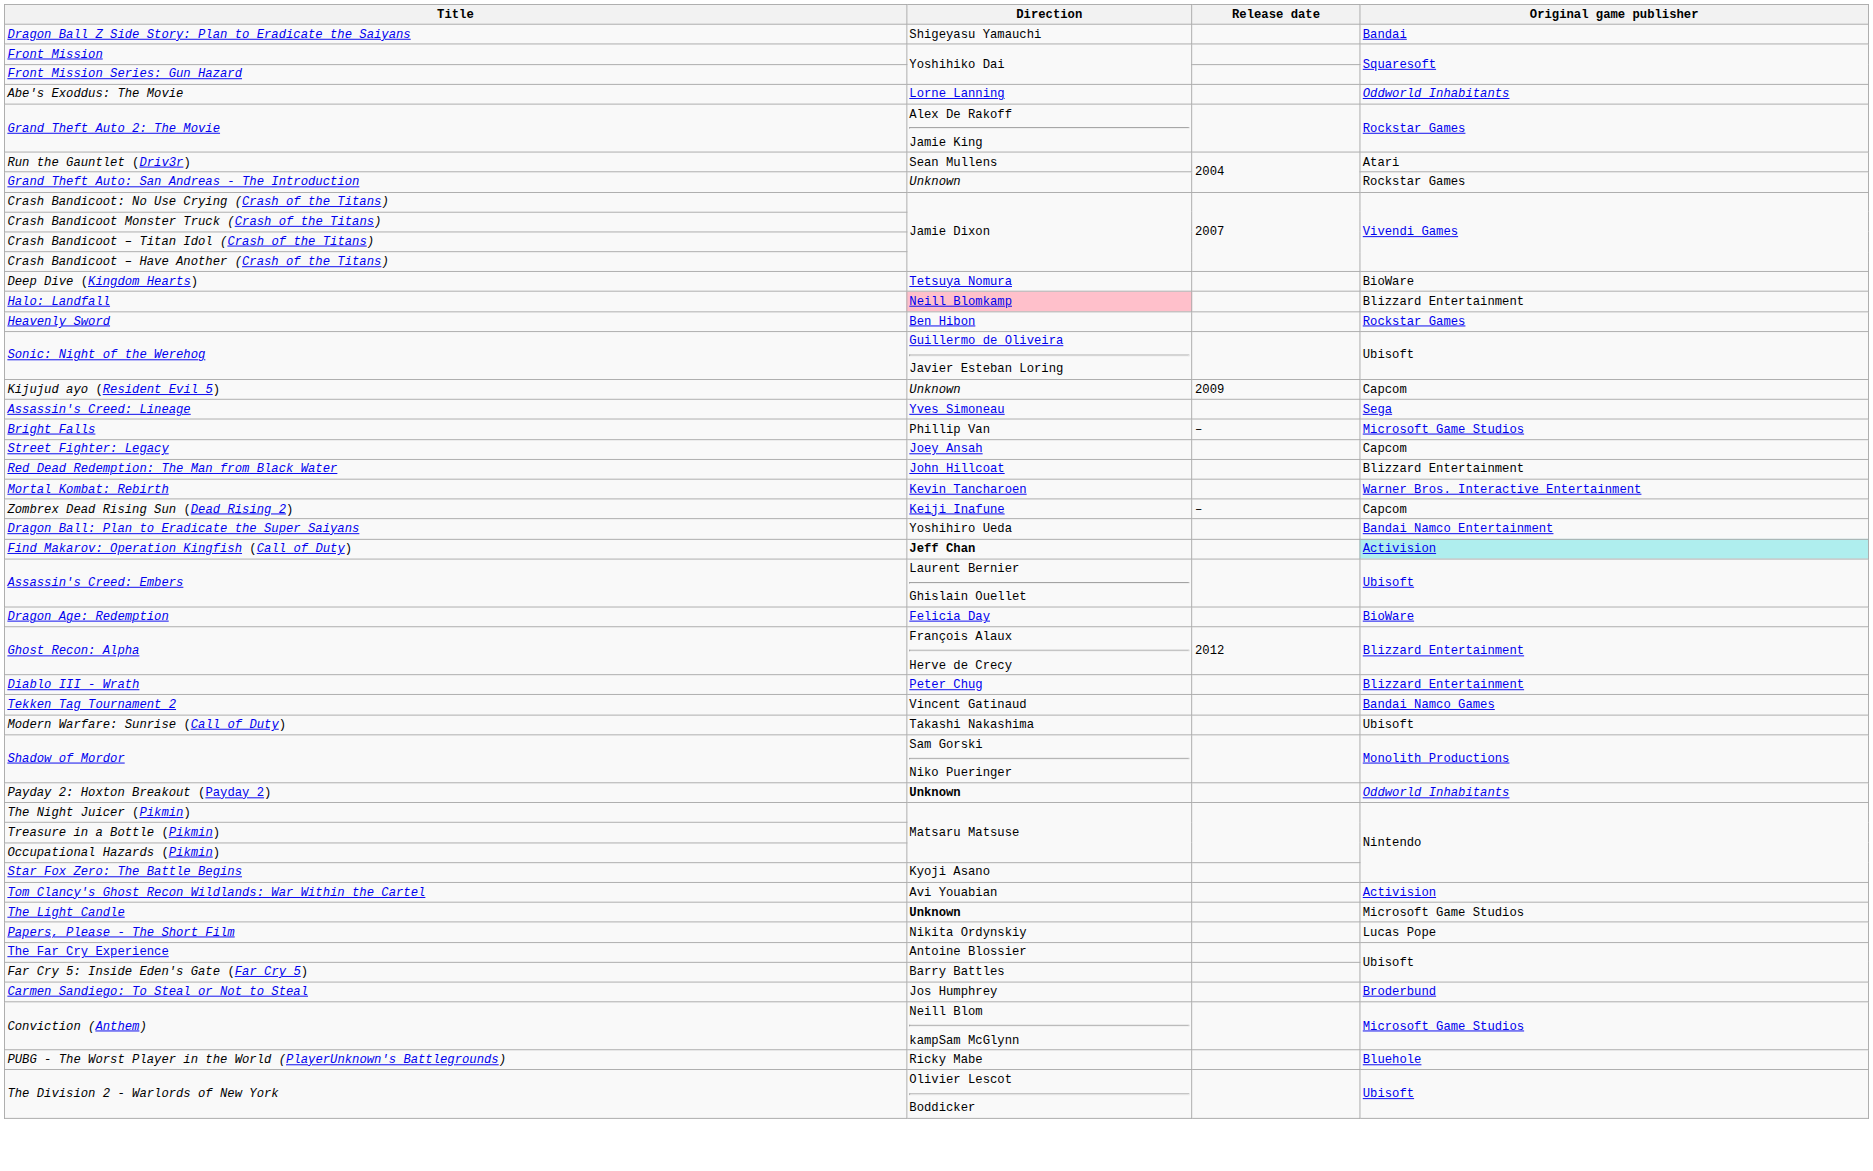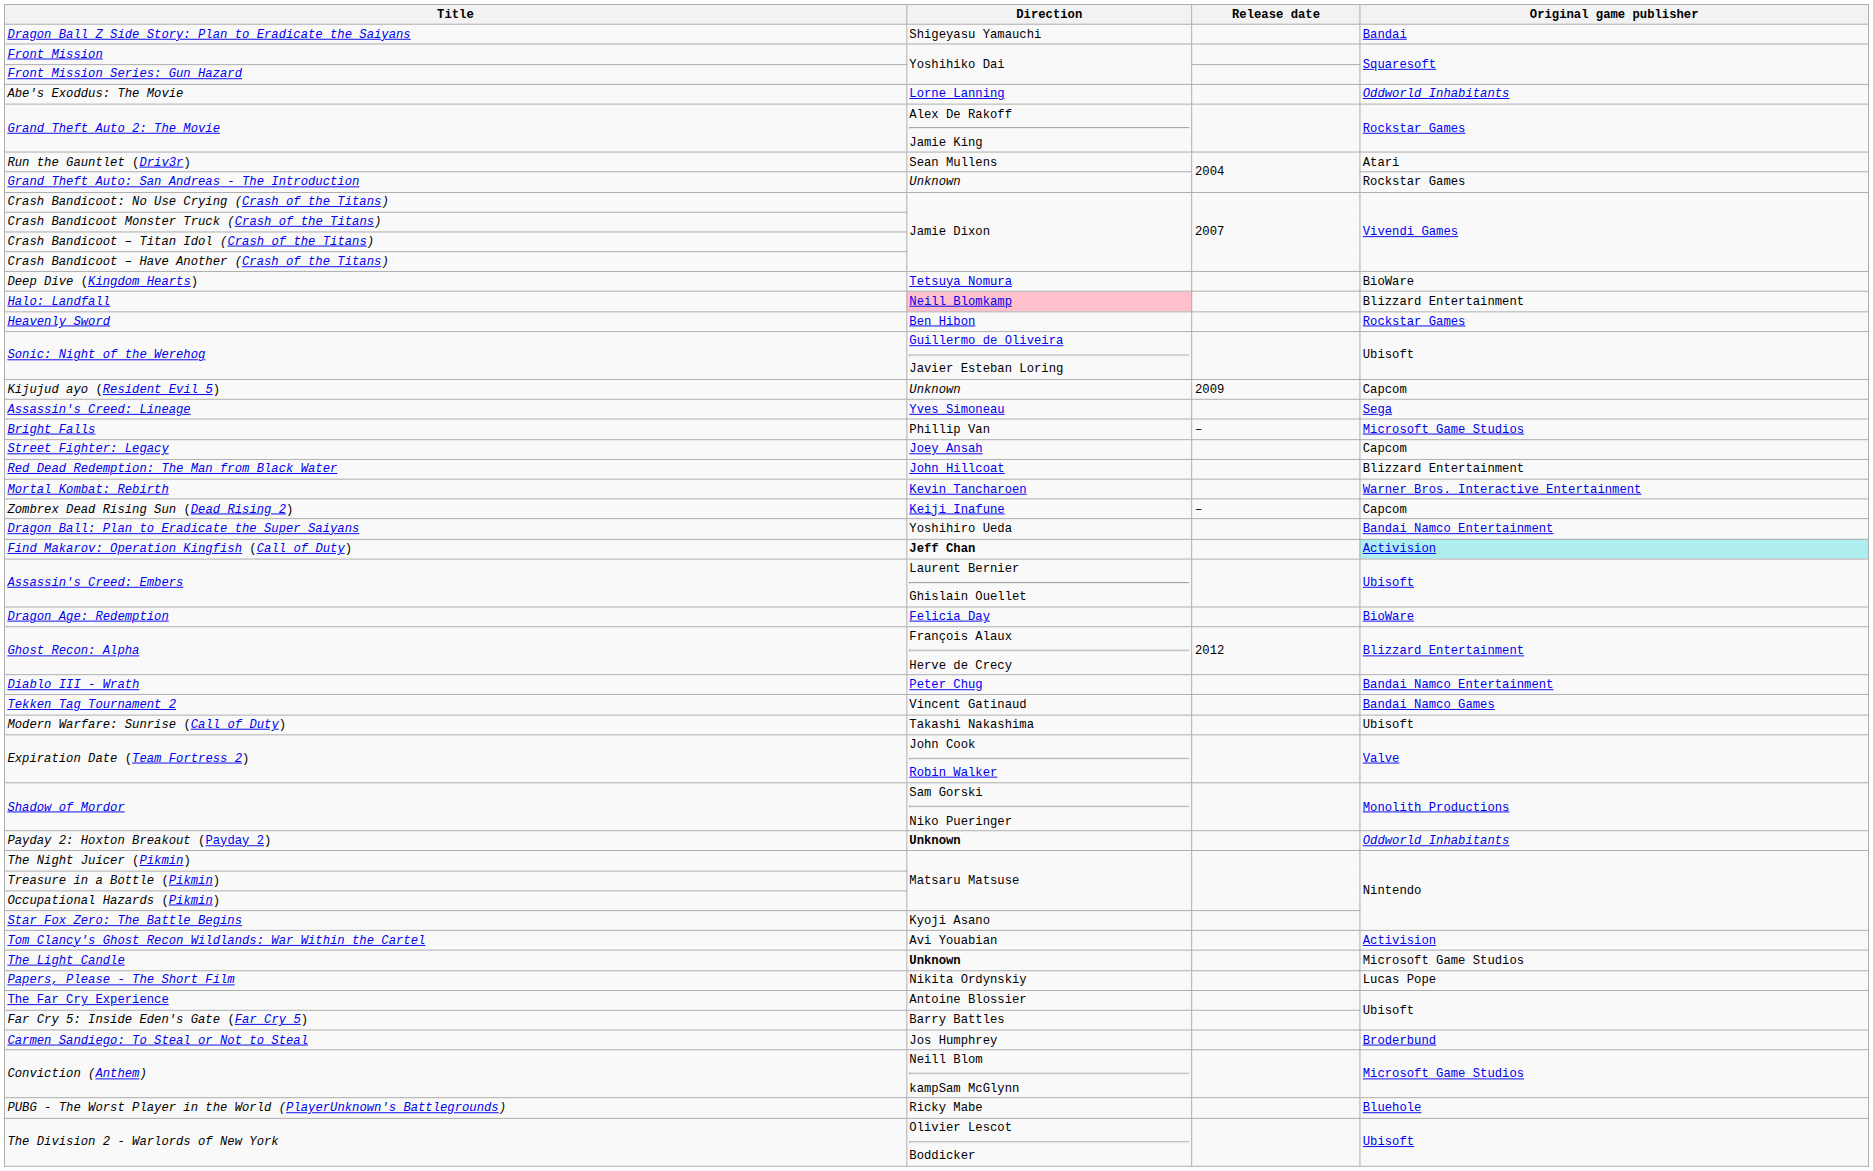(1443, 685) Blizzard Entertainment -> (1458, 685) Bandai Namco Entertainment
+ row: (128, 759)
